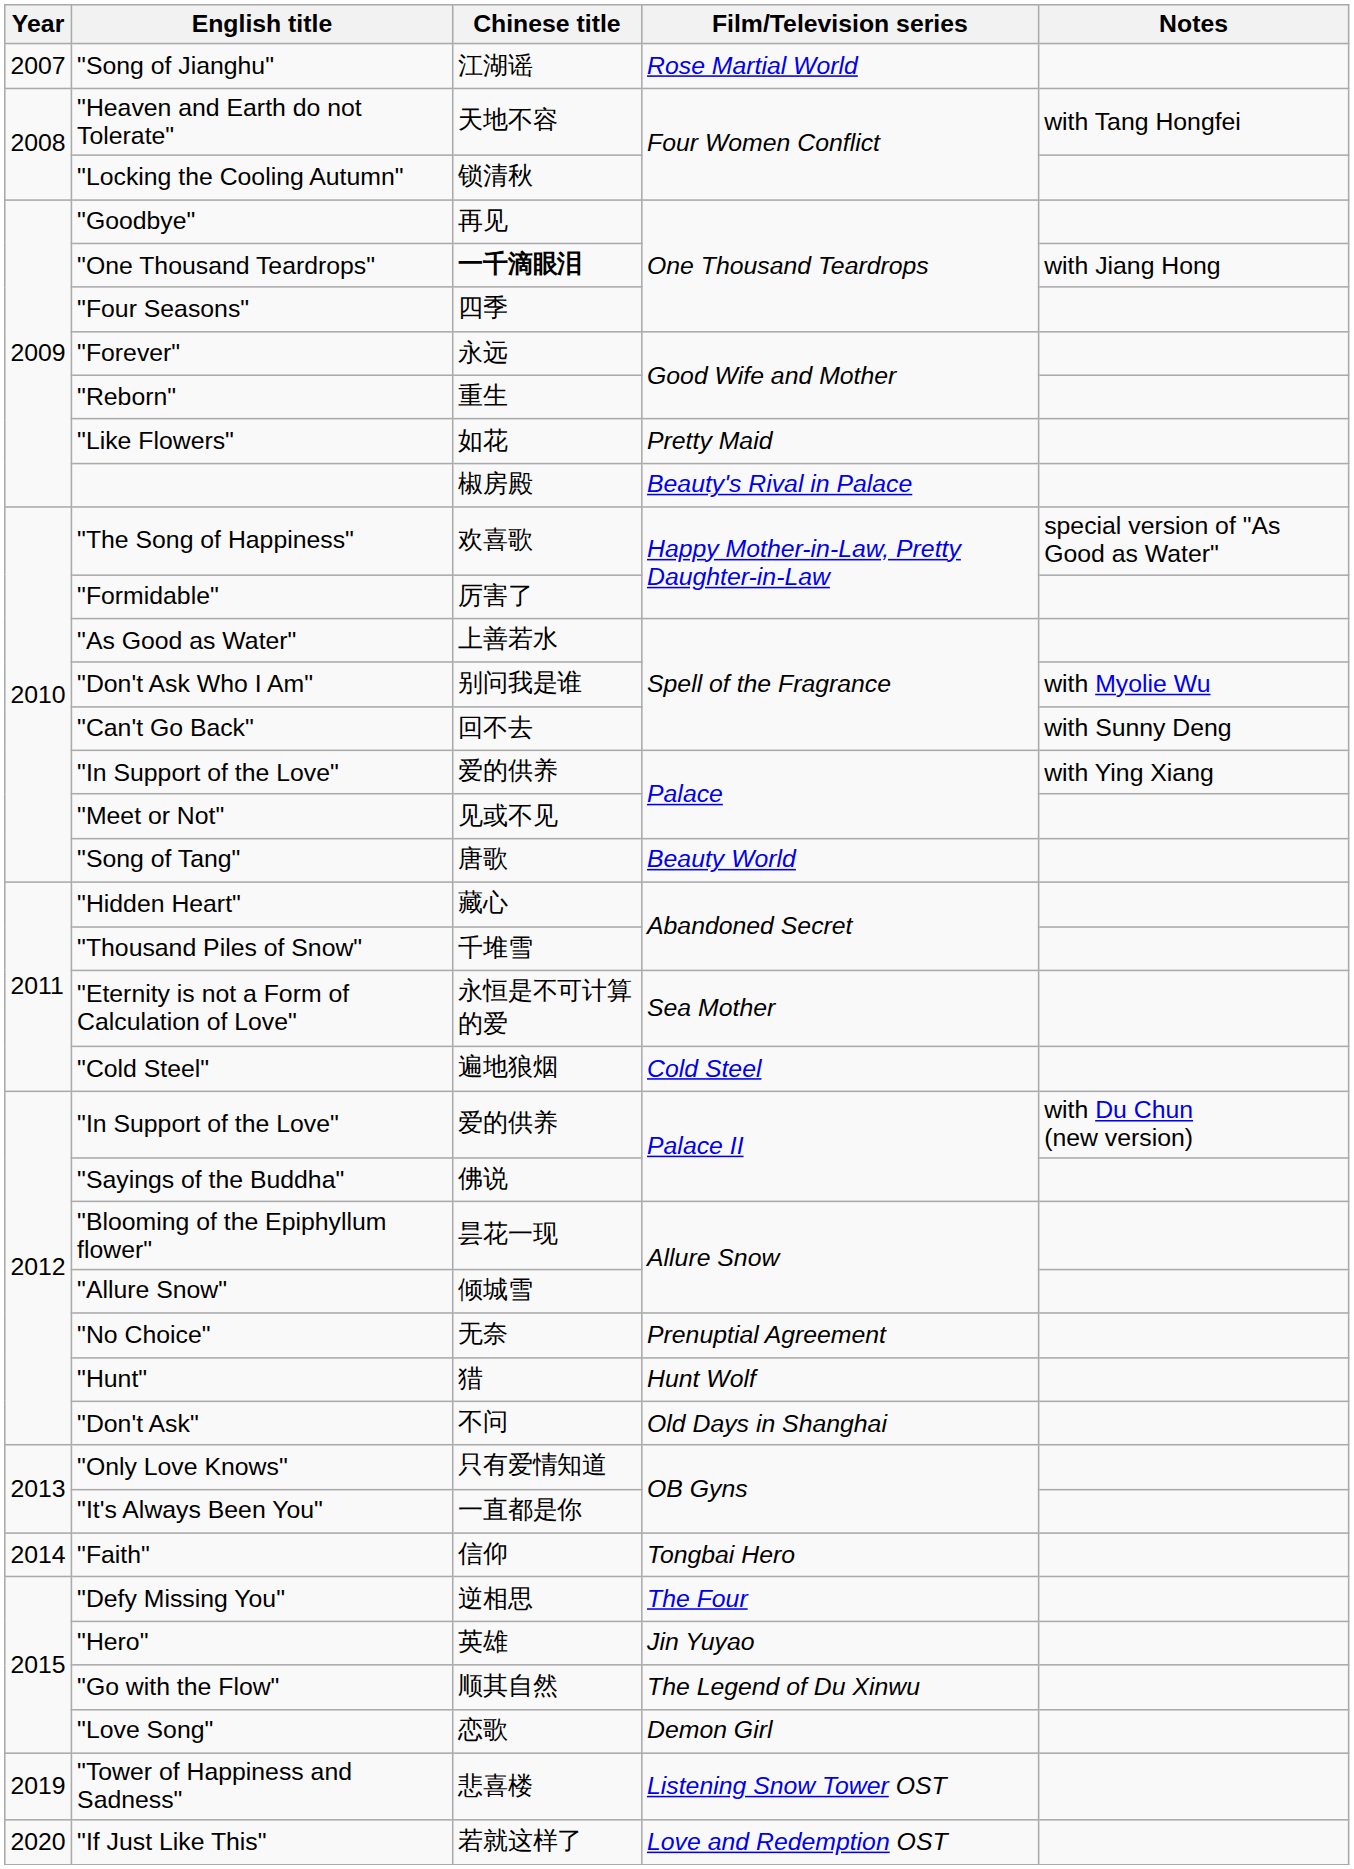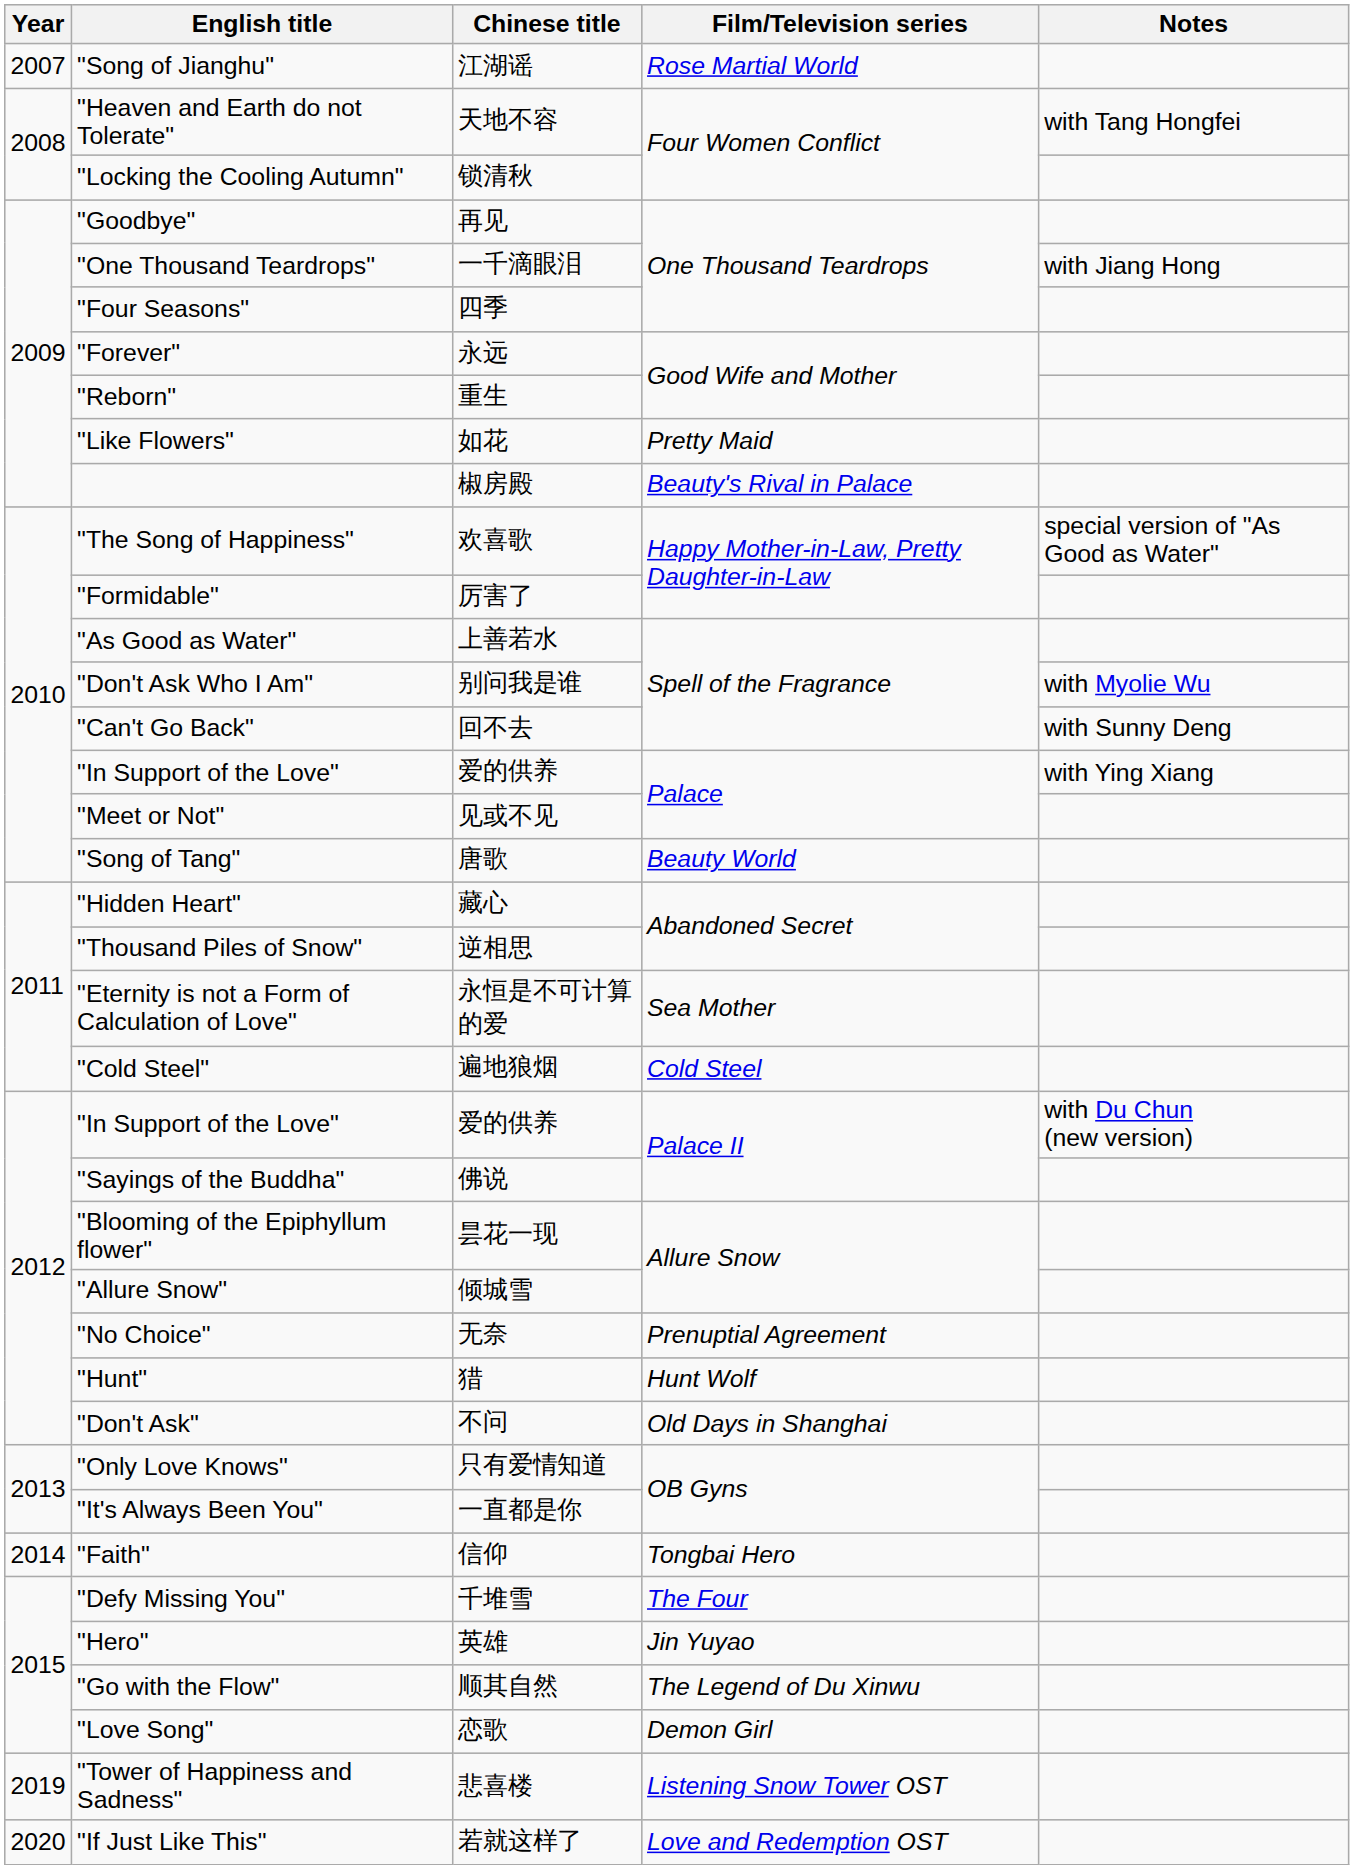(520, 264) bold -> (520, 264) normal
(495, 947) 千堆雪 -> (495, 947) 逆相思
(495, 1597) 逆相思 -> (495, 1597) 千堆雪
